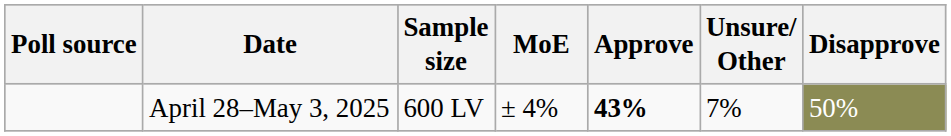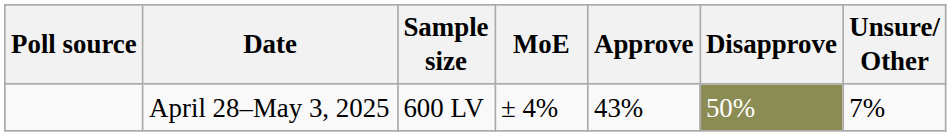columns swapped: (874, 44) <-> (751, 44)
(621, 107) bold -> (619, 107) normal
